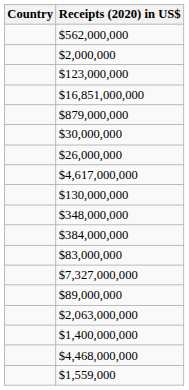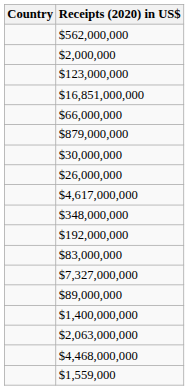+ row: (90, 114)
- row: (94, 194)
- row: (94, 235)
+ row: (94, 235)
rows swapped: (98, 335) <-> (98, 315)
